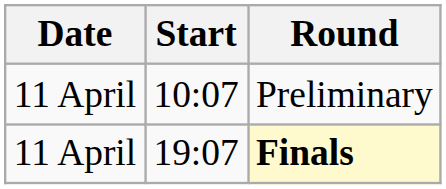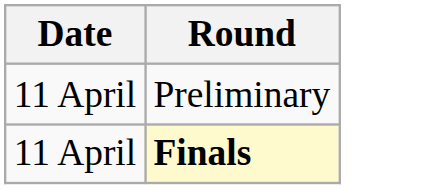- column: (196, 34)
